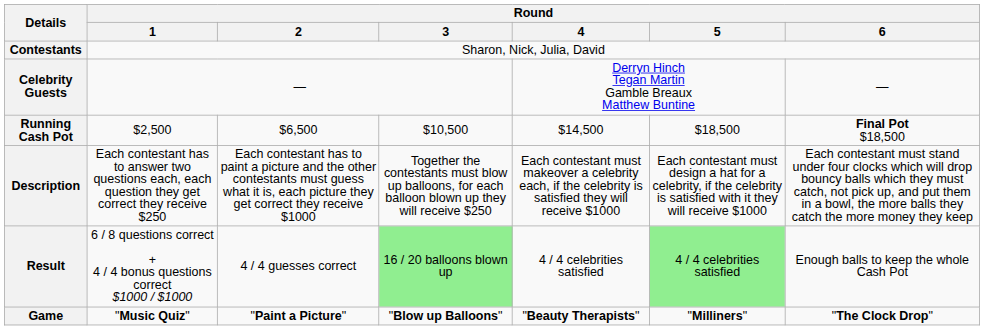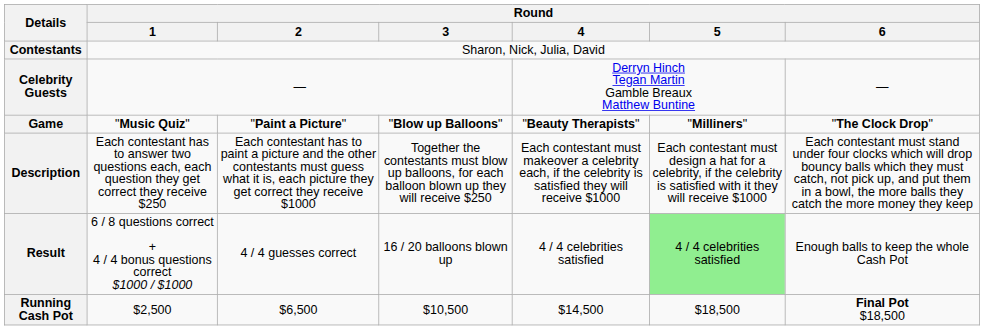rows swapped: (46, 315) <-> (46, 130)
(446, 266) lightgreen background -> (446, 254) no background
